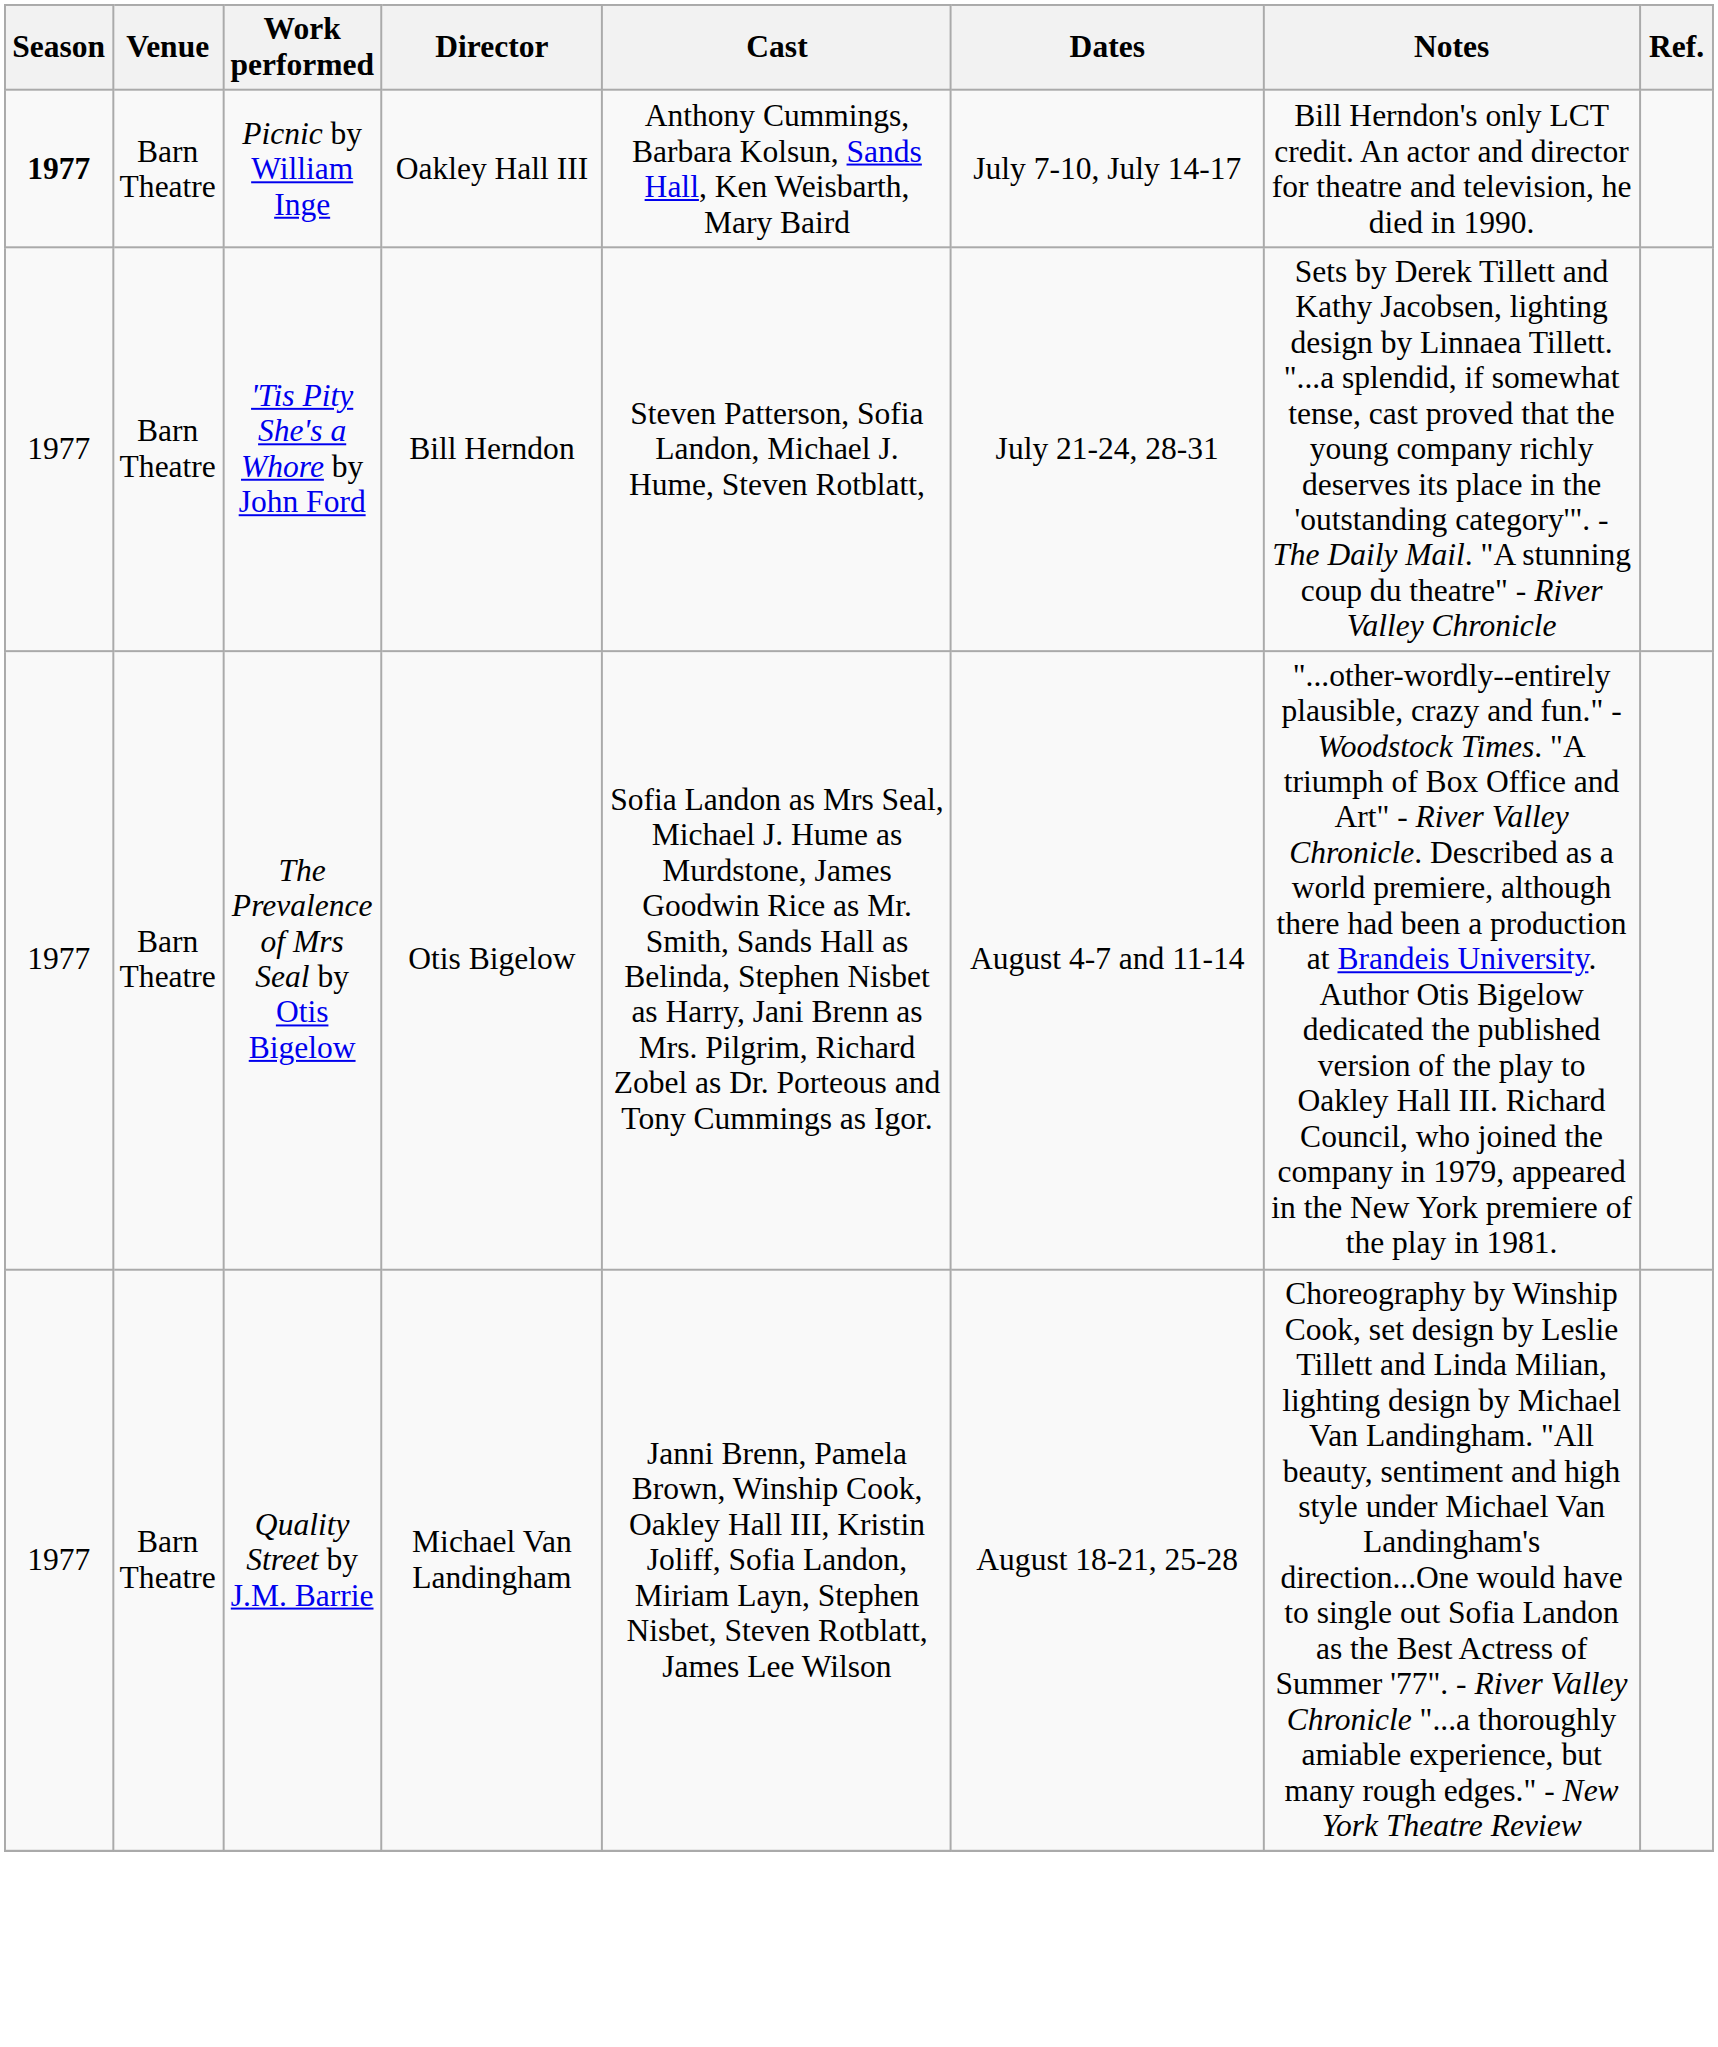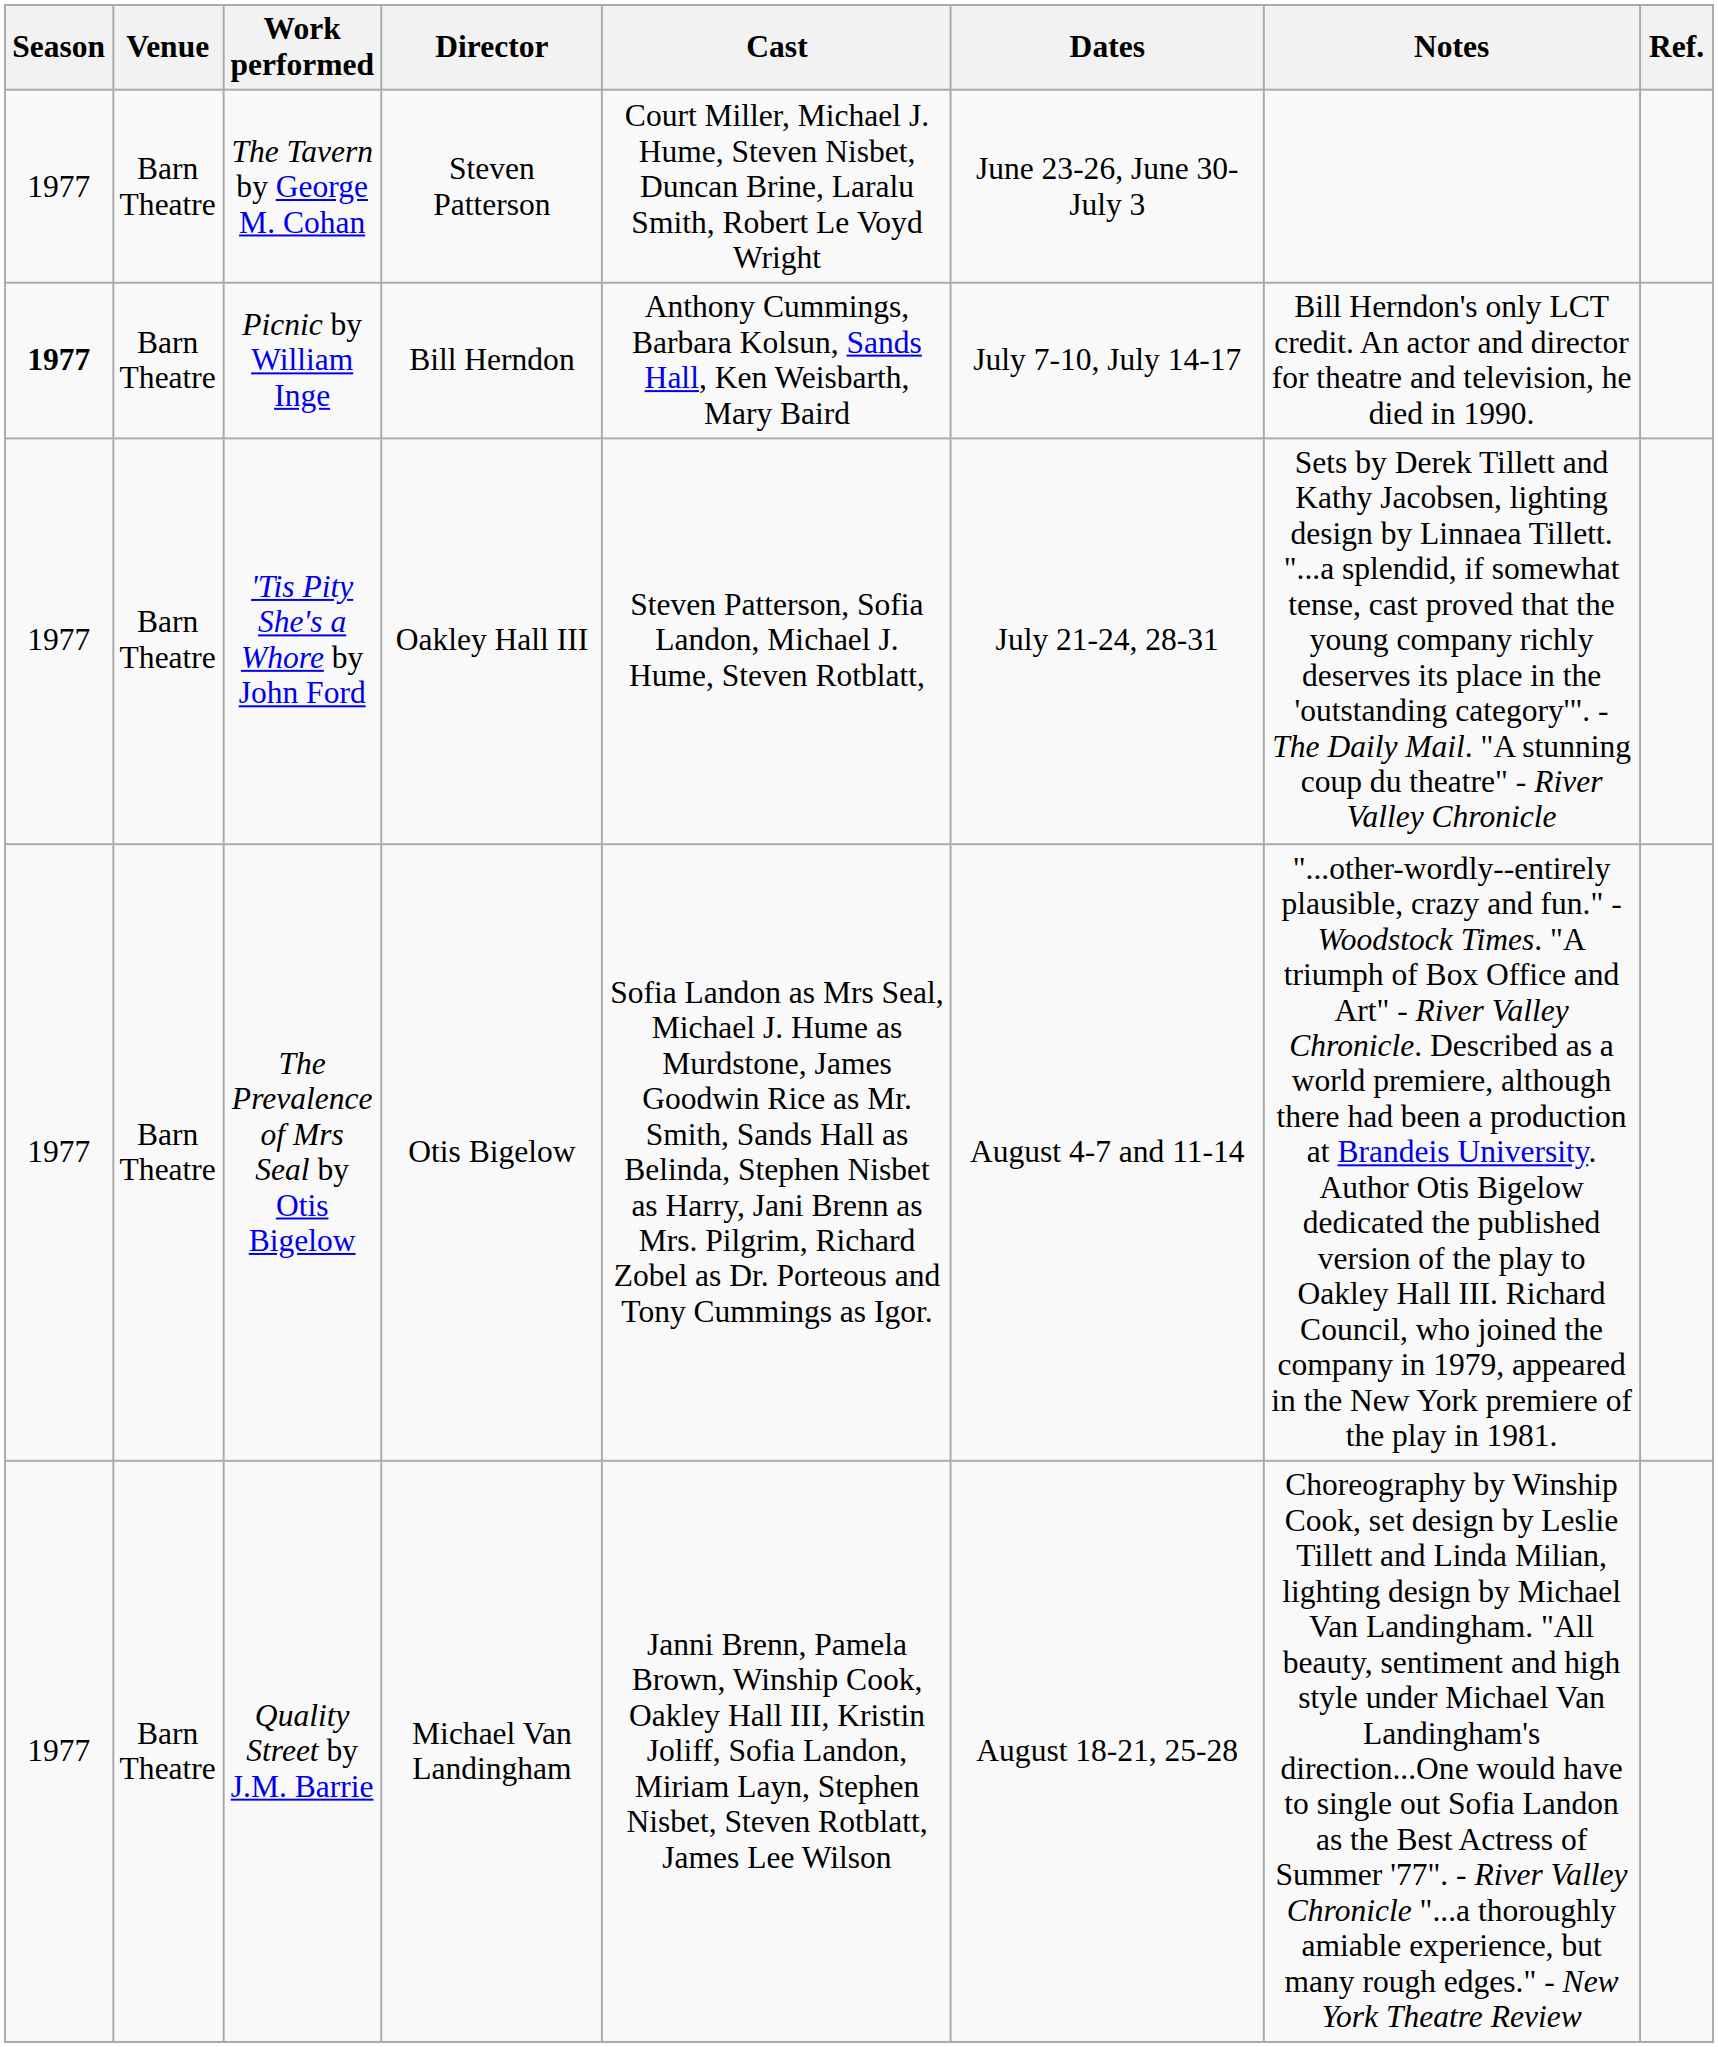+ row: (302, 185)
(492, 168) Oakley Hall III -> (492, 359) Bill Herndon
(492, 448) Bill Herndon -> (492, 640) Oakley Hall III
